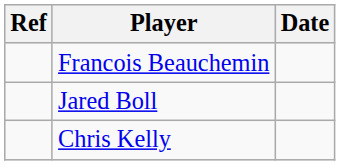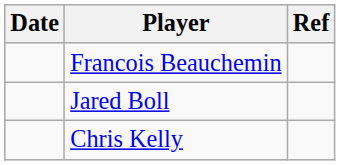columns swapped: (305, 23) <-> (29, 23)
